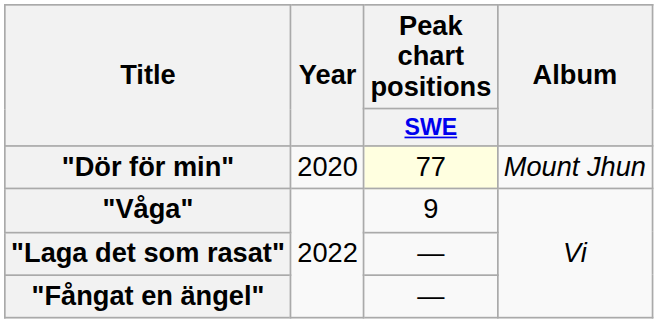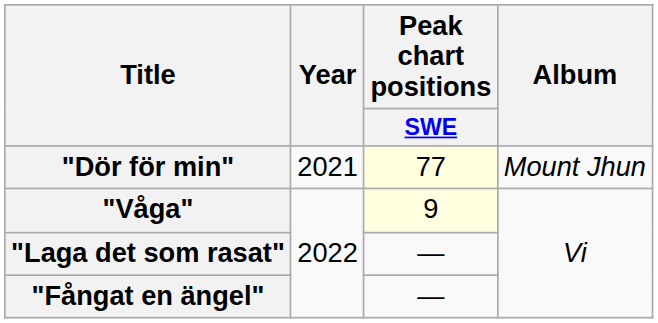(328, 166) 2020 -> (328, 166) 2021
(431, 209) no background -> (431, 209) lightyellow background
